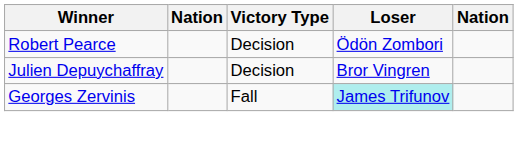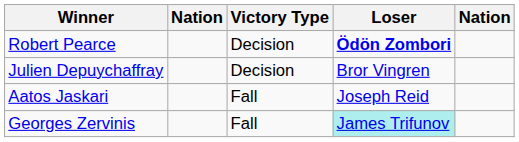(390, 44) normal -> (394, 44) bold
+ row: (58, 96)
